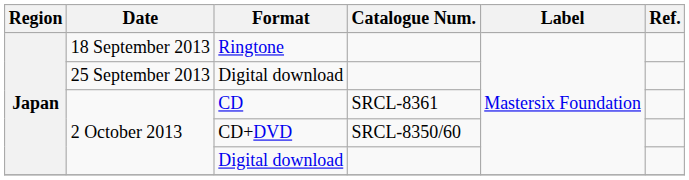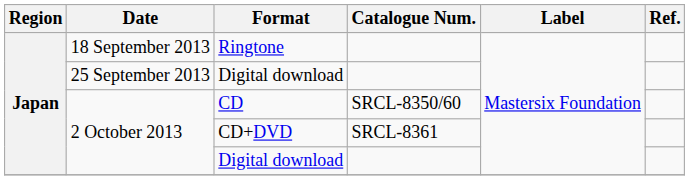(395, 103) SRCL-8361 -> (406, 103) SRCL-8350/60
(406, 132) SRCL-8350/60 -> (395, 132) SRCL-8361
